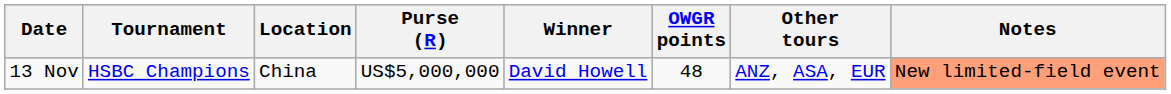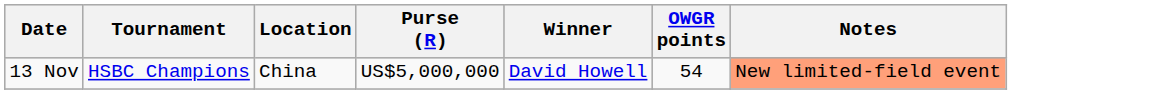- column: (810, 32)
(691, 74) 48 -> (691, 74) 54
